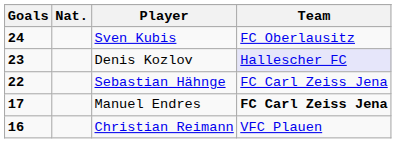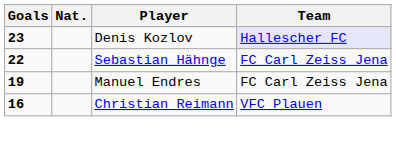- row: (135, 38)
(16, 105) 17 -> (16, 82) 19
(314, 105) bold -> (314, 82) normal
